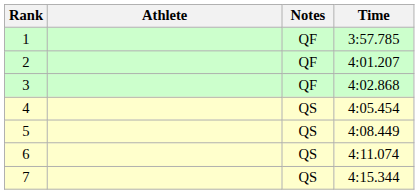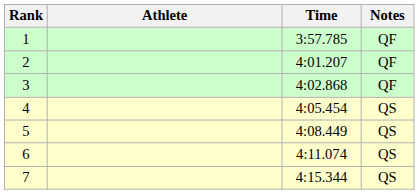columns swapped: (374, 16) <-> (308, 16)
